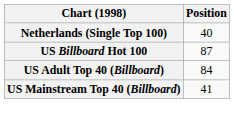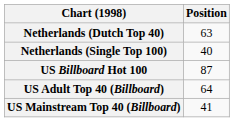+ row: (94, 32)
(206, 70) 84 -> (206, 88) 64
